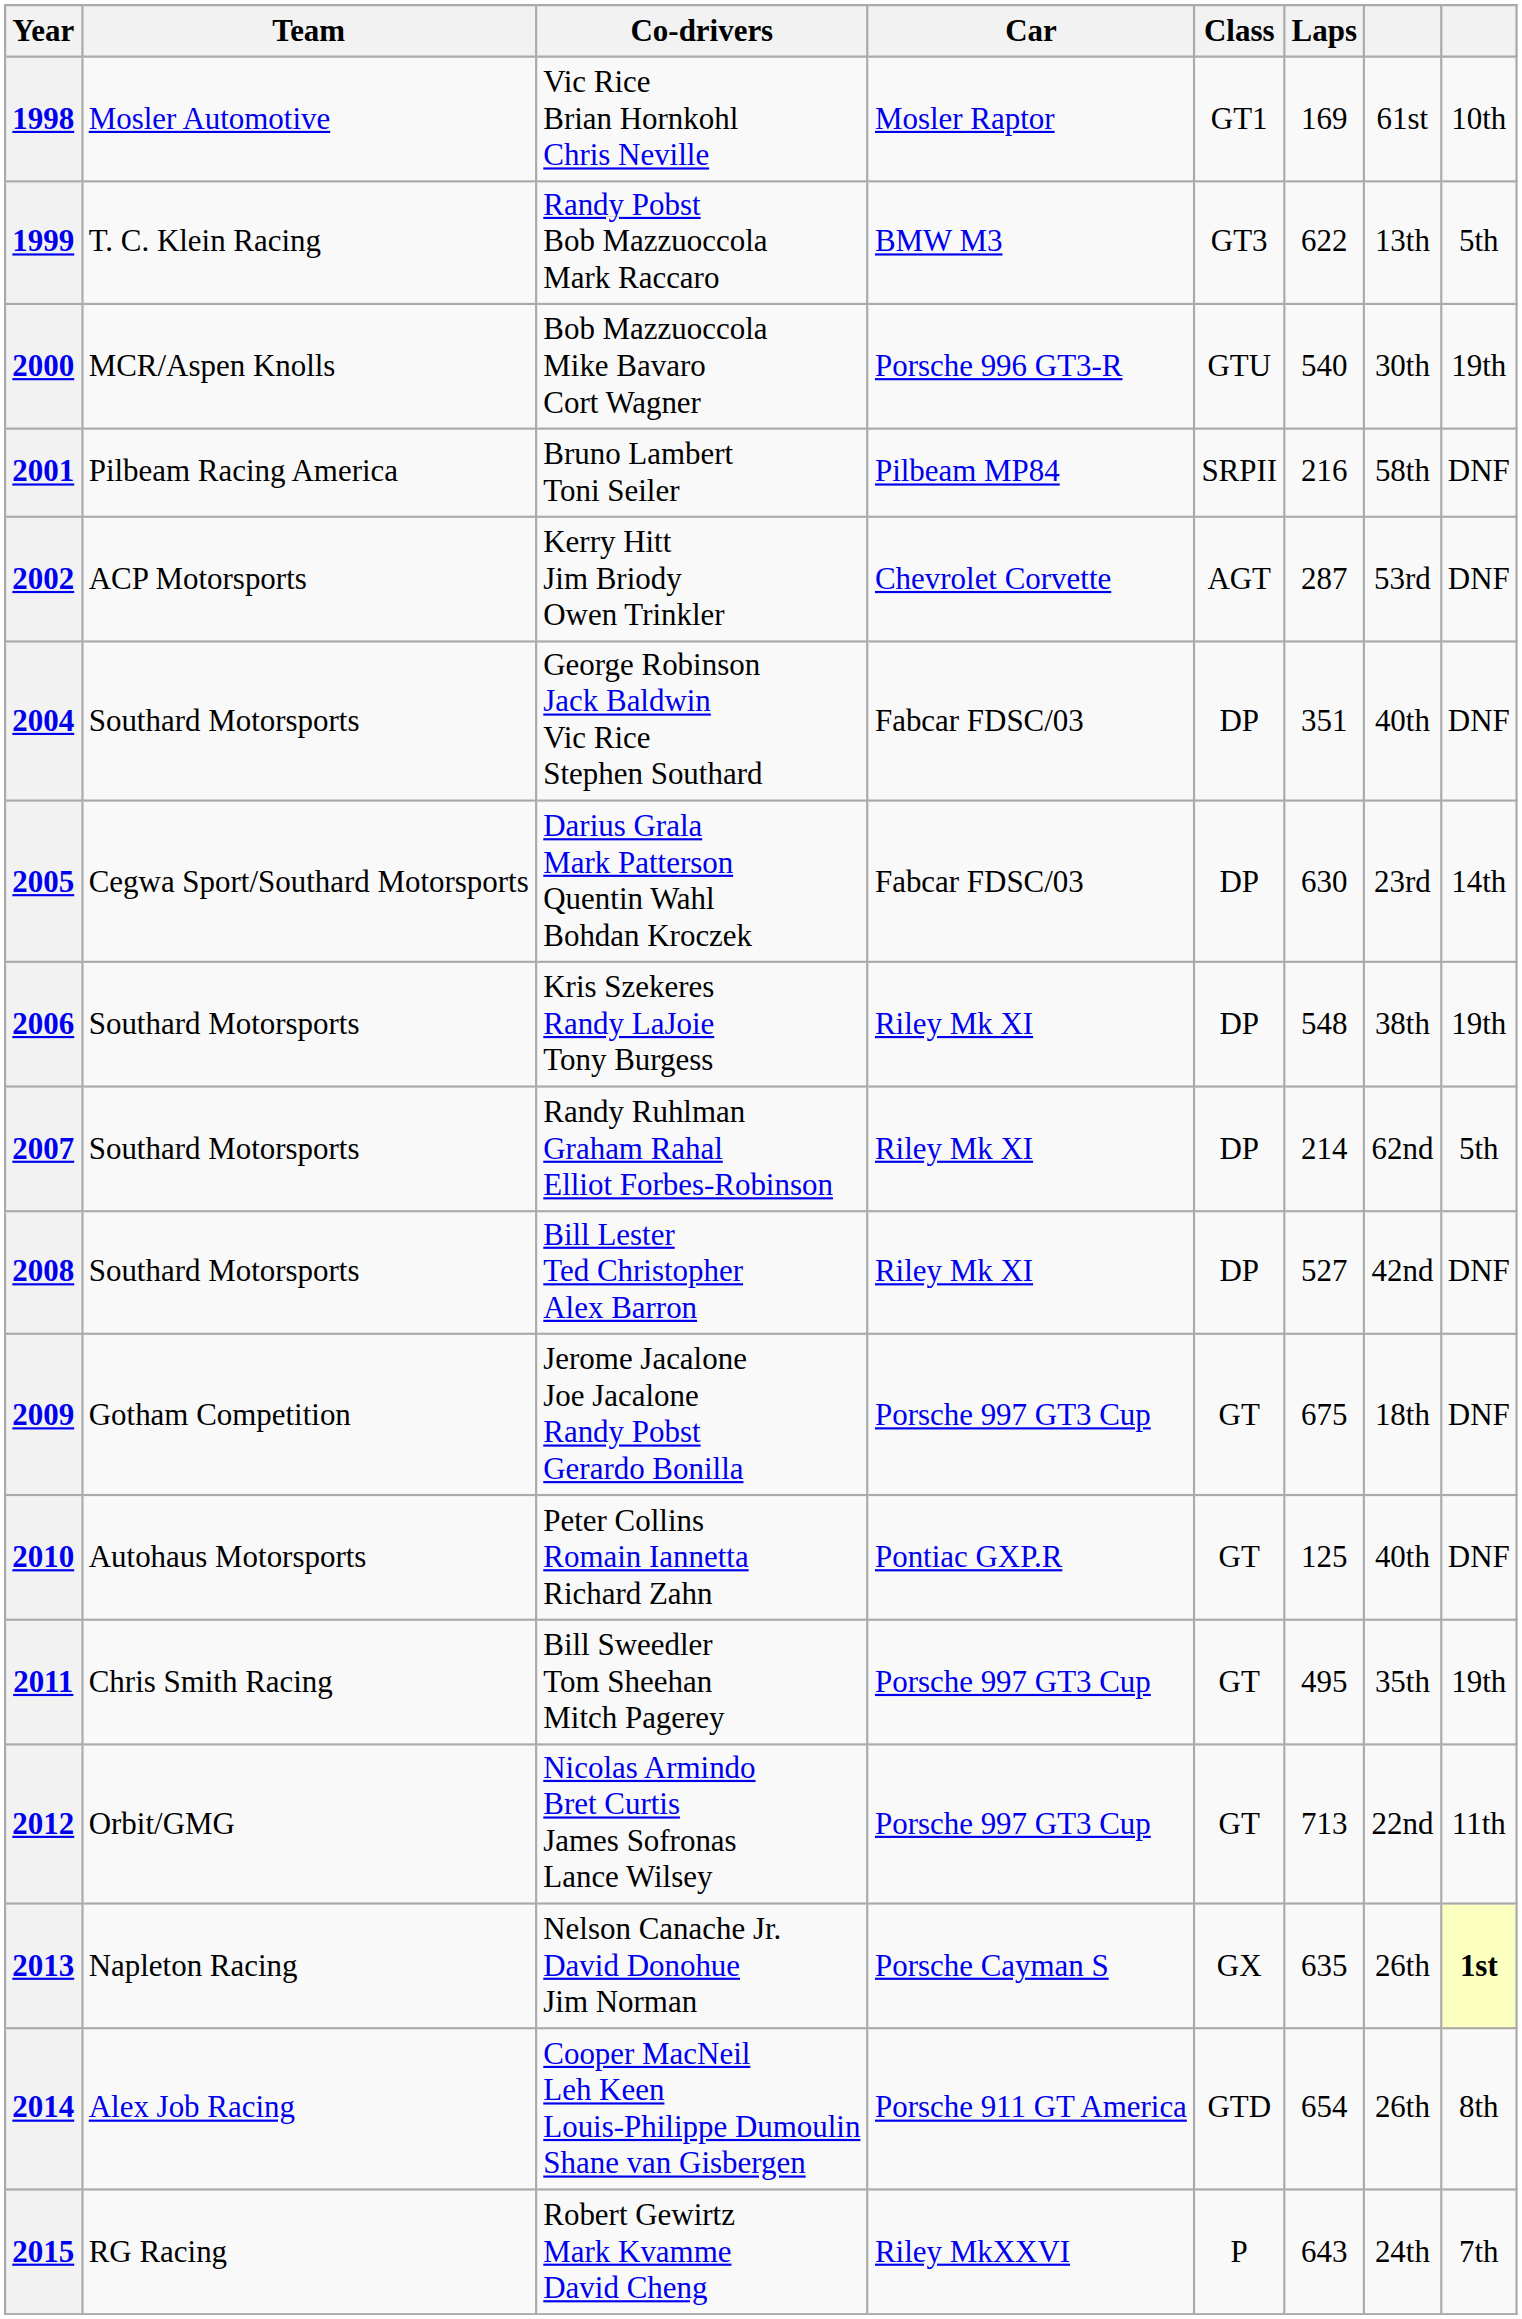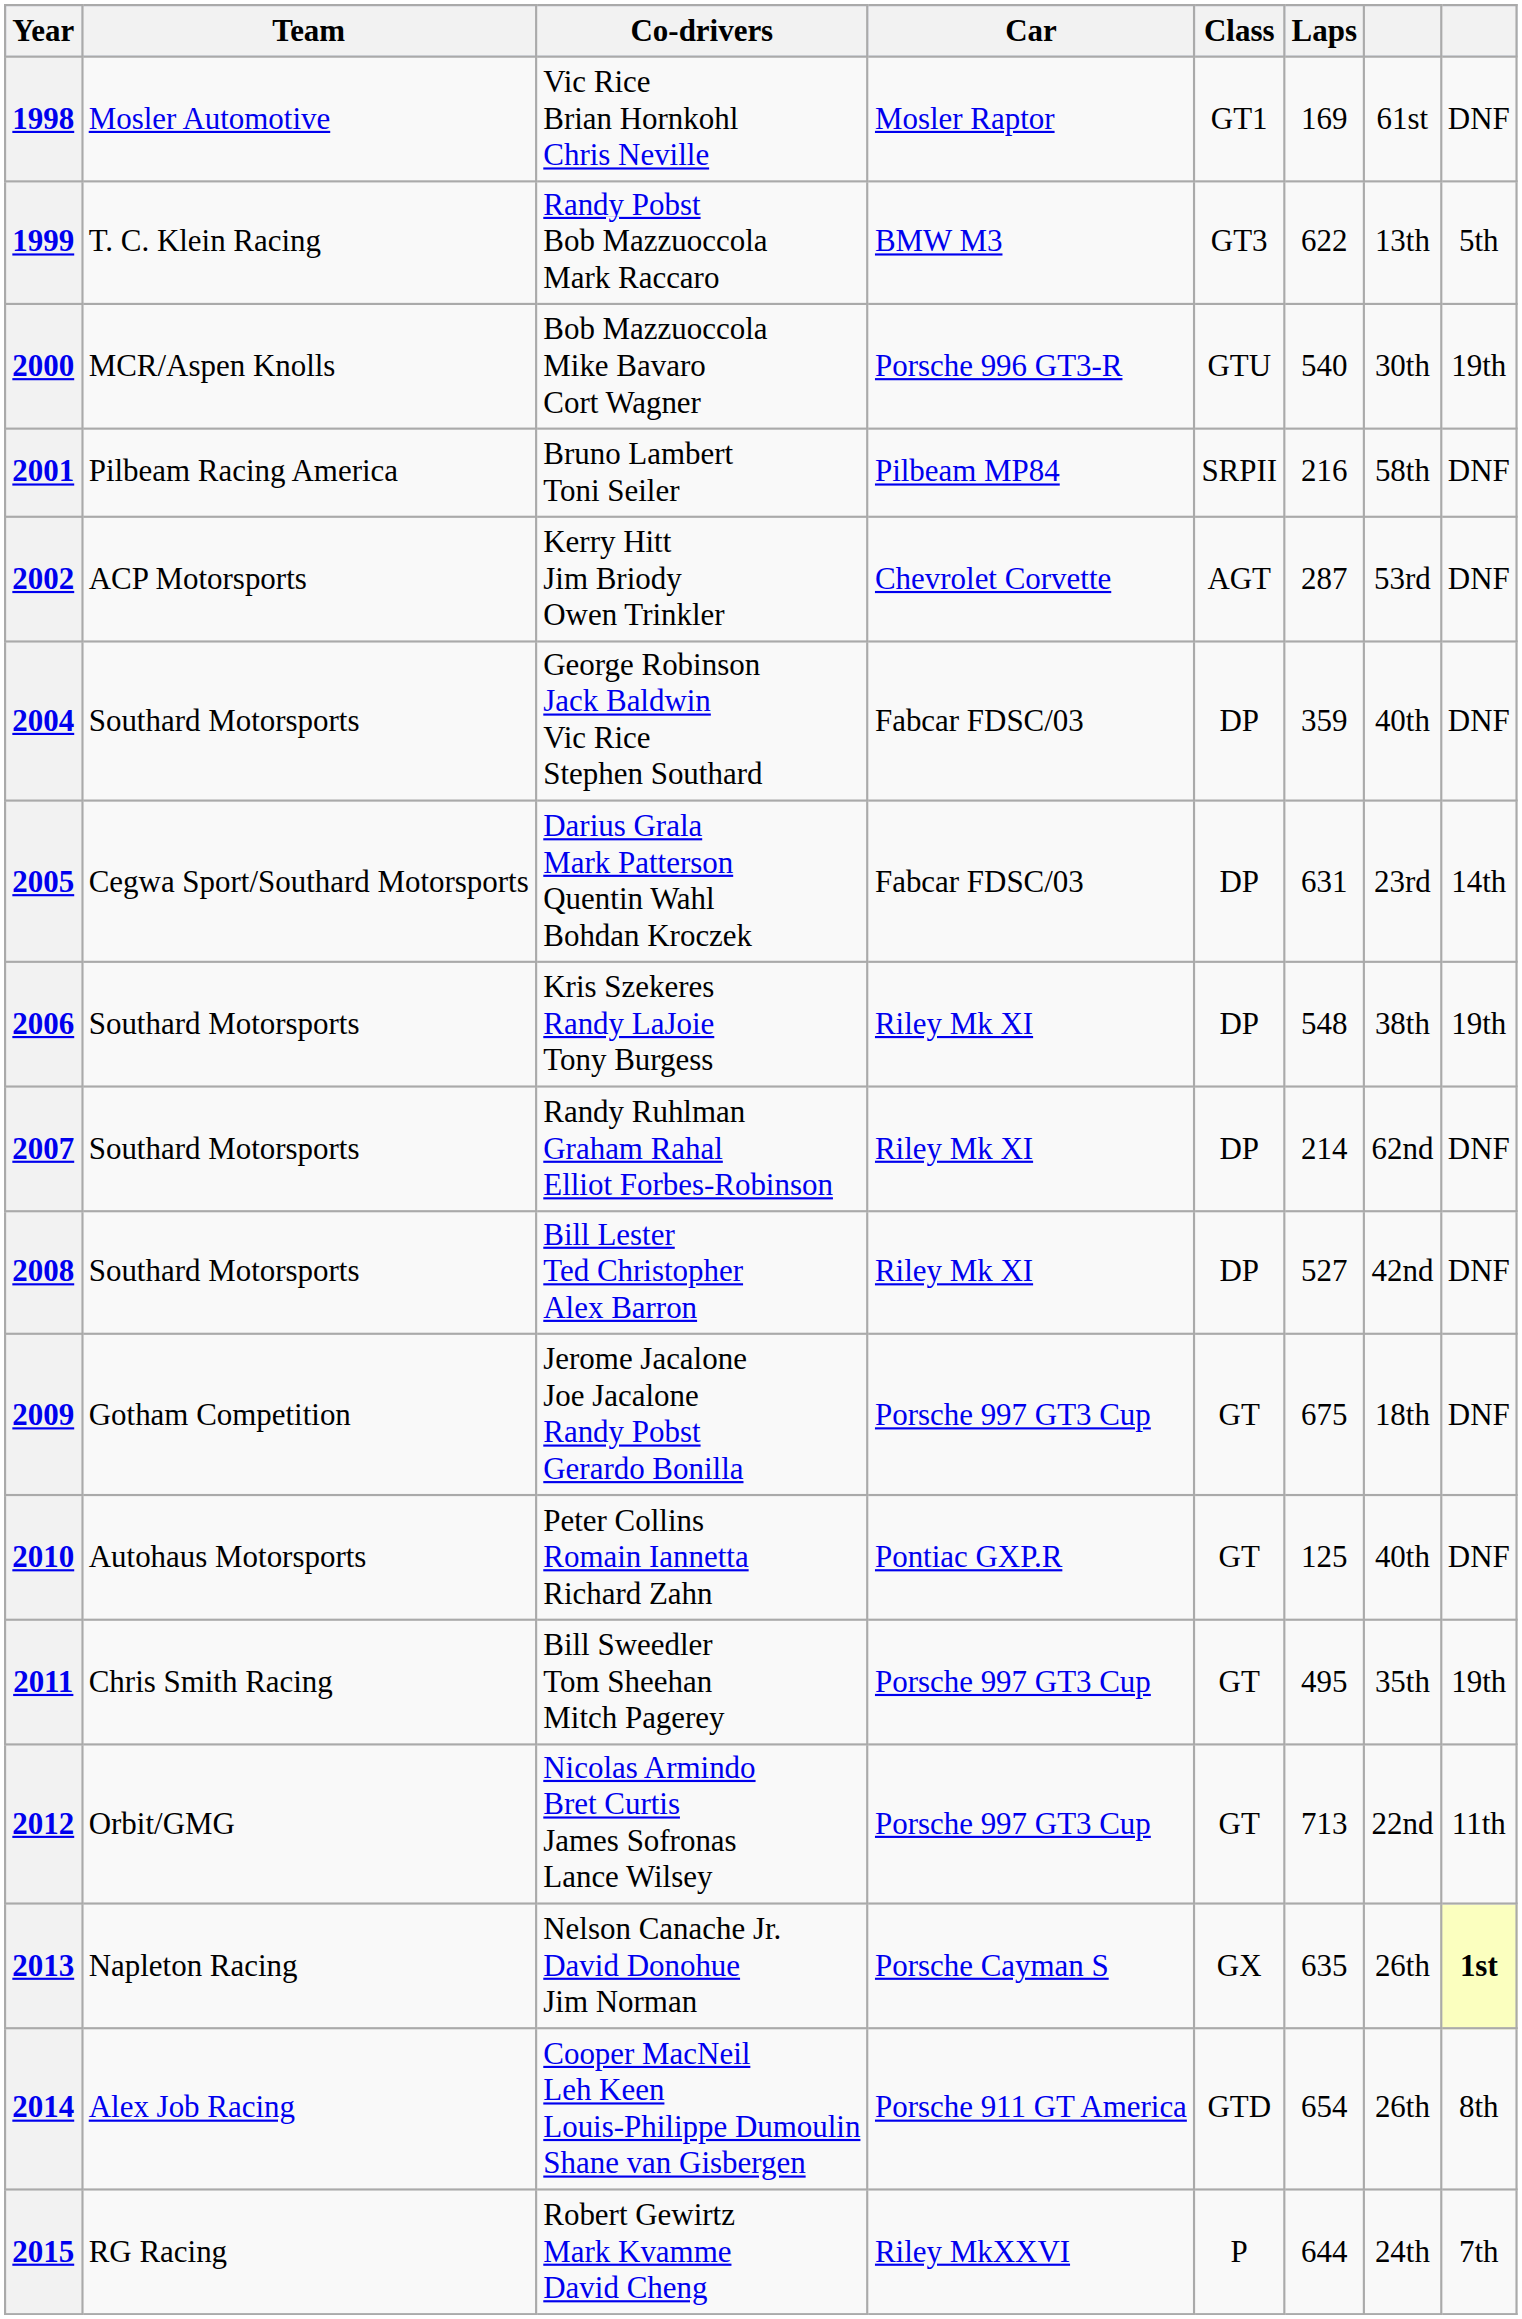(1479, 118) 10th -> (1479, 118) DNF
(1324, 720) 351 -> (1324, 720) 359
(1324, 881) 630 -> (1324, 881) 631
(1479, 1147) 5th -> (1479, 1147) DNF
(1324, 2250) 643 -> (1324, 2250) 644
